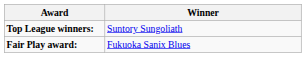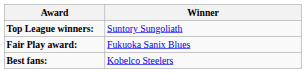+ row: (27, 60)
